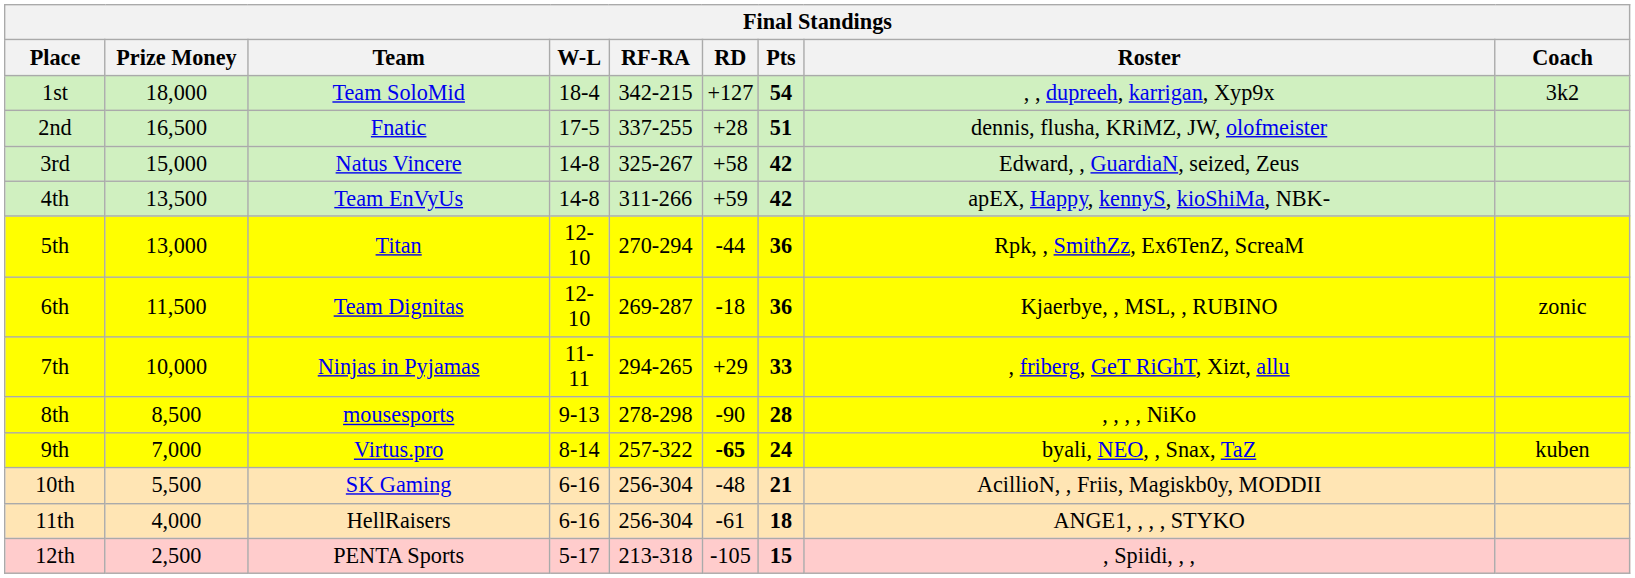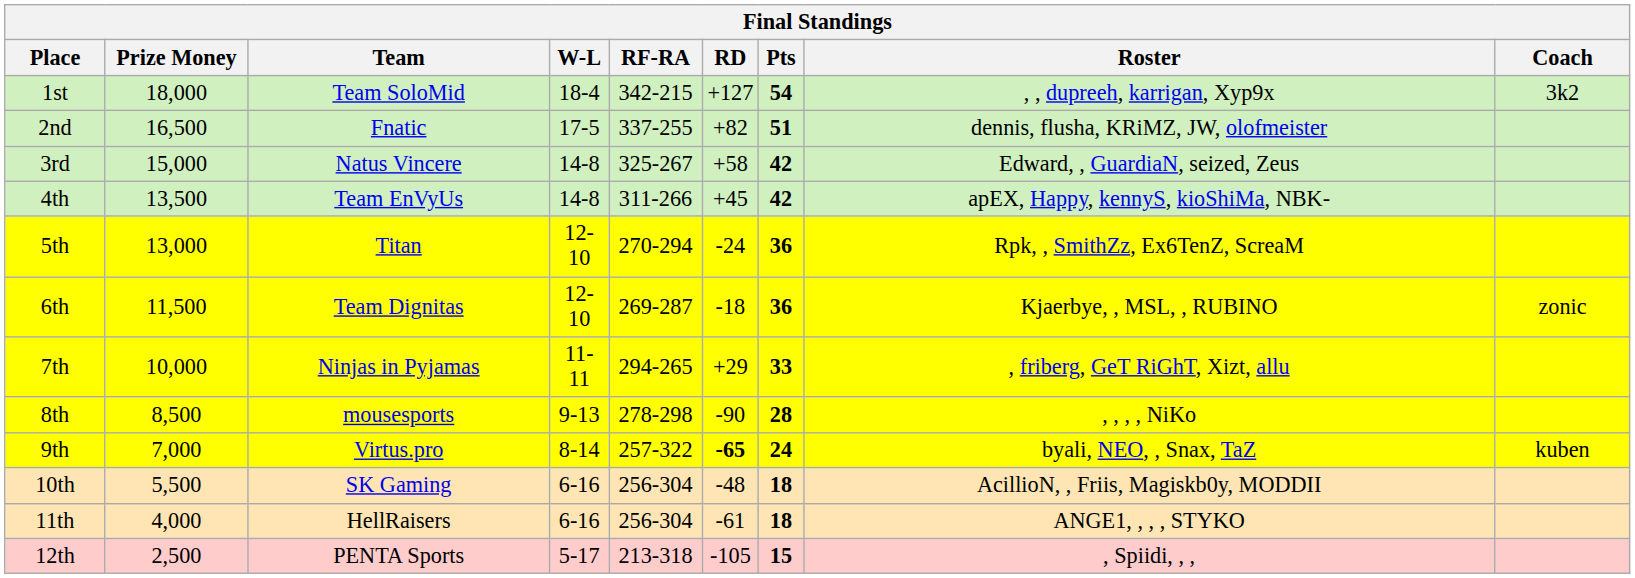(730, 127) +28 -> (730, 127) +82
(730, 198) +59 -> (730, 198) +45
(730, 246) -44 -> (730, 246) -24
(781, 485) 21 -> (781, 485) 18
